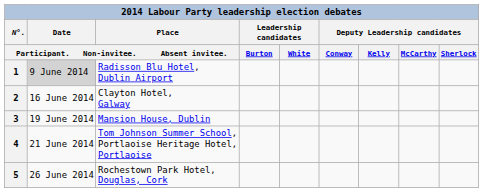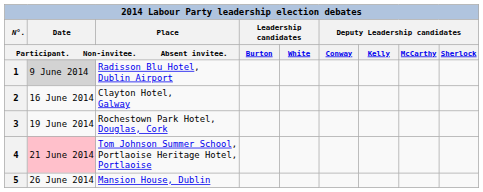(154, 118) Mansion House, Dublin -> (157, 123) Rochestown Park Hotel, Douglas, Cork
(62, 144) no background -> (62, 154) pink background
(157, 175) Rochestown Park Hotel, Douglas, Cork -> (154, 180) Mansion House, Dublin
